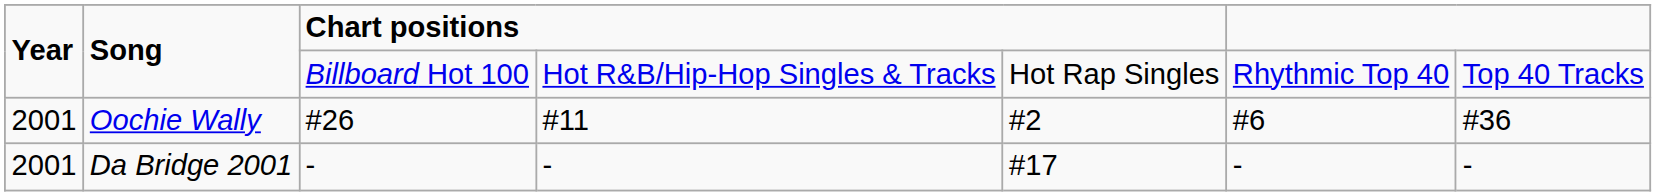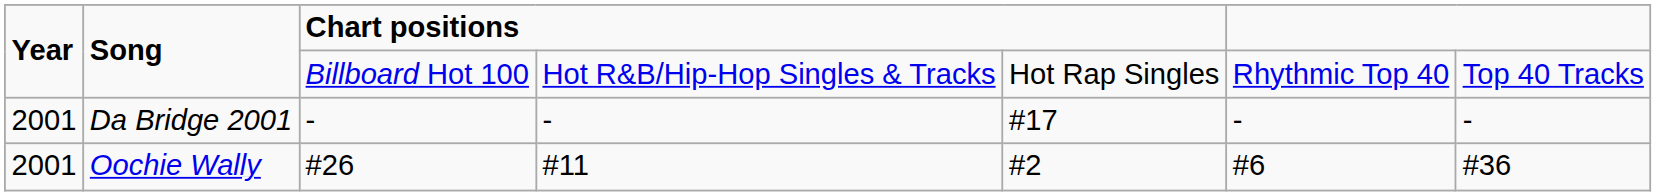rows swapped: (191, 166) <-> (175, 119)
